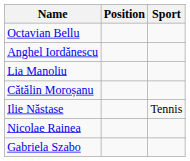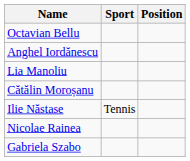columns swapped: (166, 14) <-> (124, 14)
